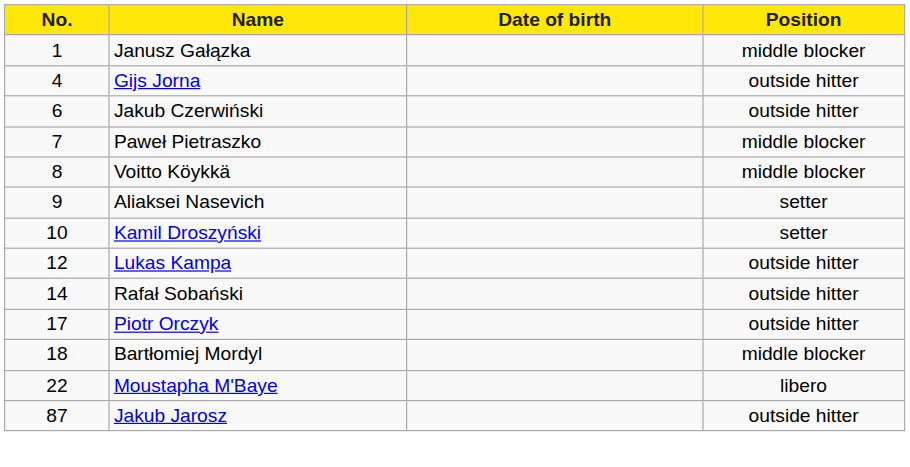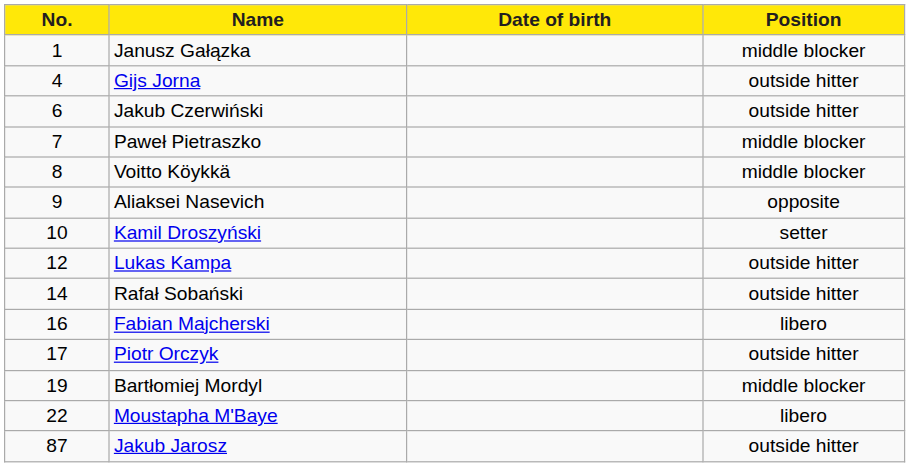(804, 202) setter -> (804, 202) opposite
+ row: (192, 324)
(57, 354) 18 -> (57, 385) 19
